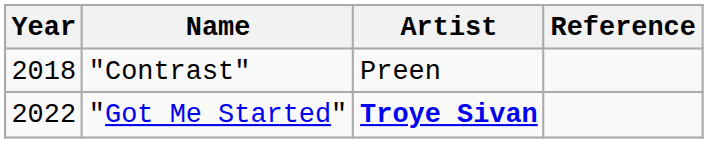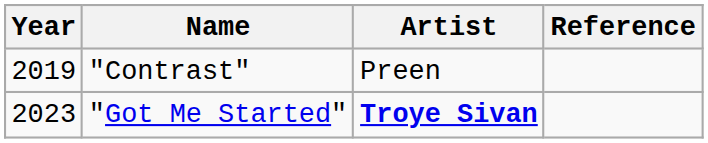(44, 71) 2018 -> (44, 71) 2019
(44, 115) 2022 -> (44, 115) 2023
